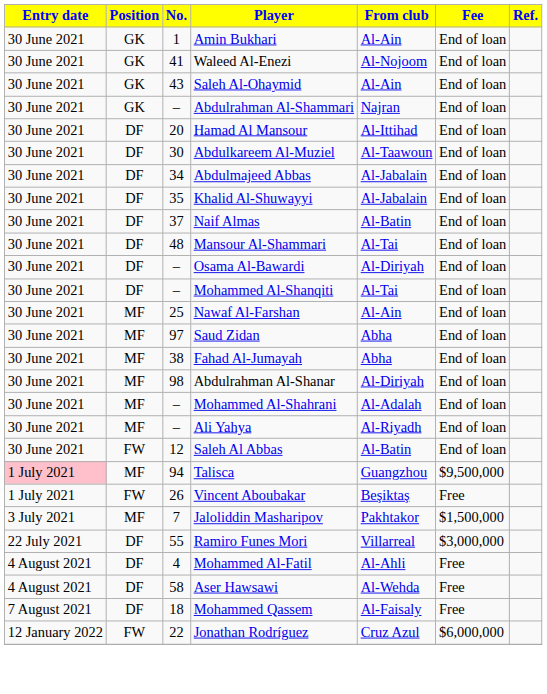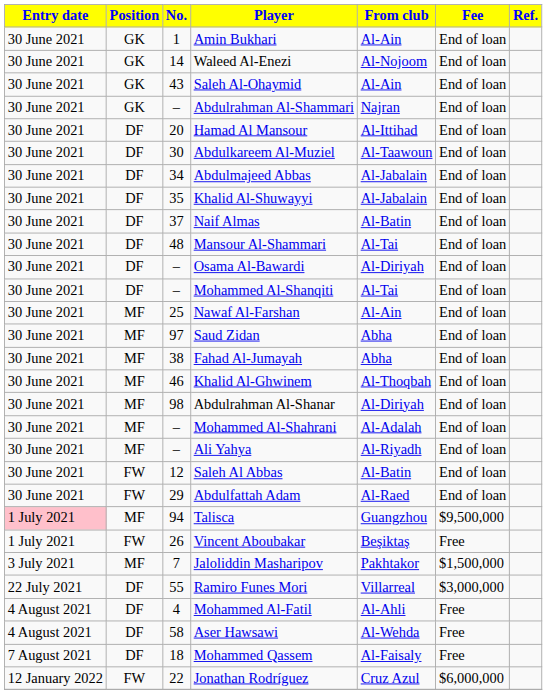(176, 61) 41 -> (176, 61) 14
+ row: (253, 381)
+ row: (247, 495)
